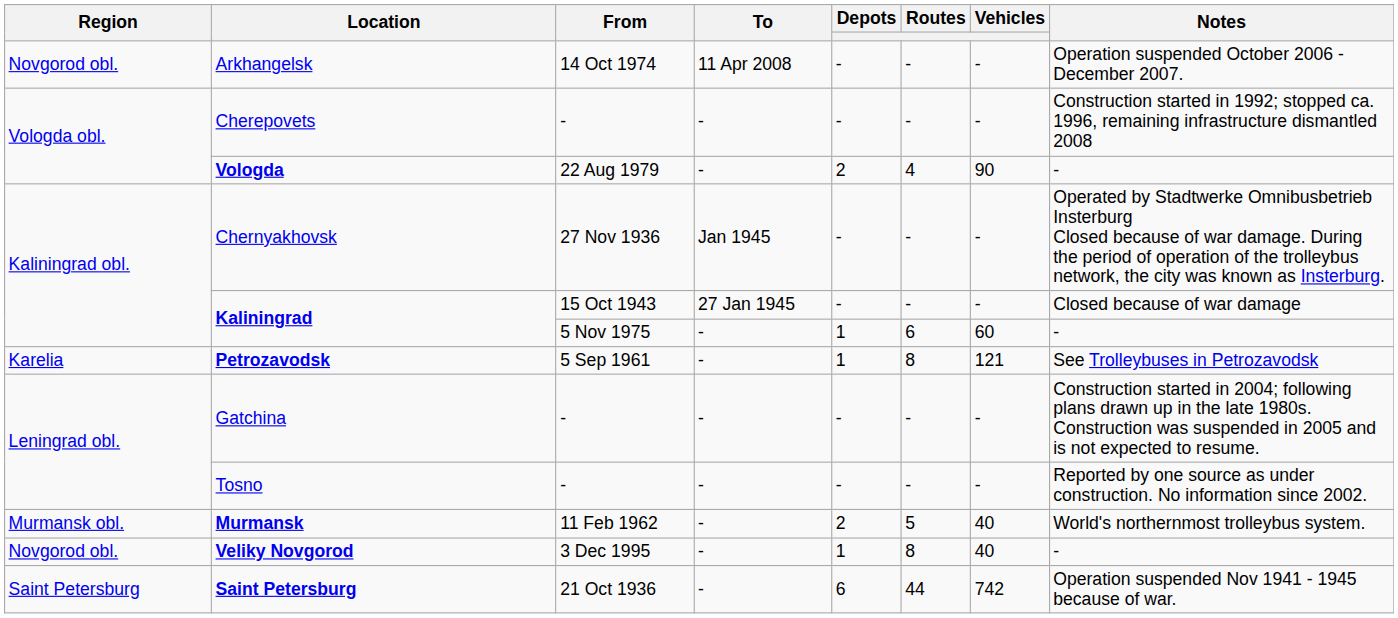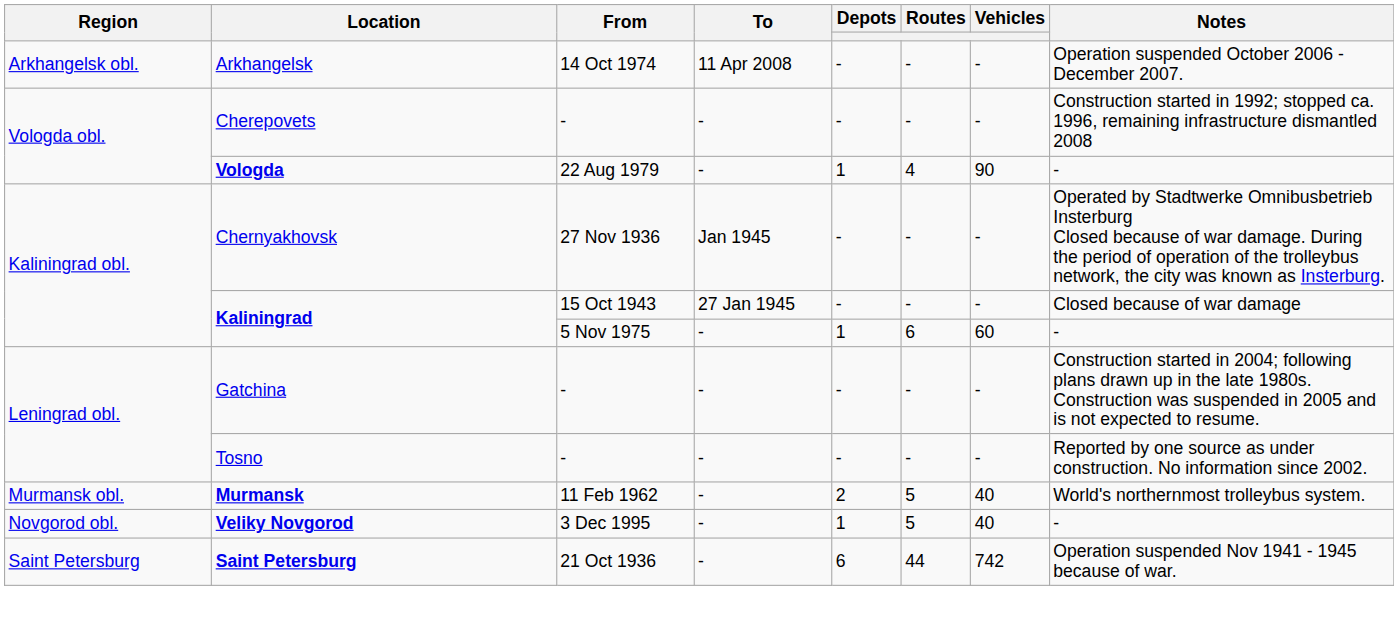(63, 64) Novgorod obl. -> (74, 64) Arkhangelsk obl.
(841, 169) 2 -> (841, 169) 1
- row: (273, 360)
(910, 551) 8 -> (910, 523) 5
